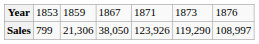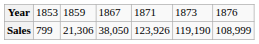(193, 30) 119,290 -> (193, 30) 119,190
(233, 30) 108,997 -> (233, 30) 108,999
